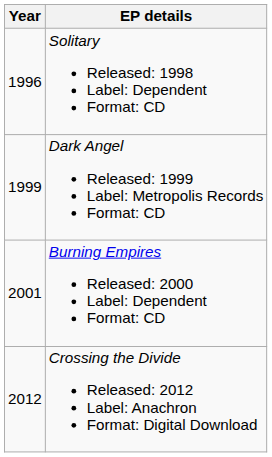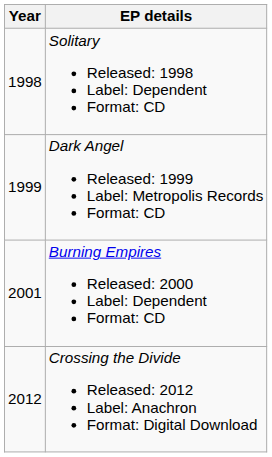(25, 81) 1996 -> (25, 81) 1998
